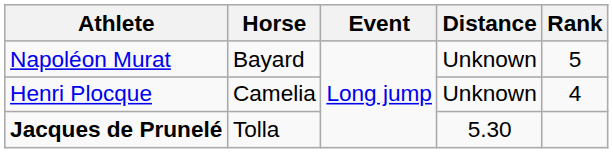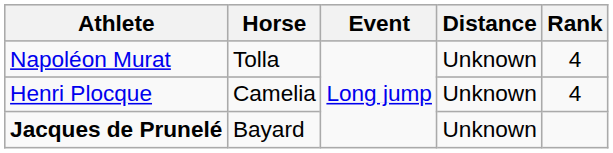(269, 59) Bayard -> (256, 59) Tolla
(575, 59) 5 -> (575, 59) 4
(256, 130) Tolla -> (269, 130) Bayard
(490, 130) 5.30 -> (490, 130) Unknown
